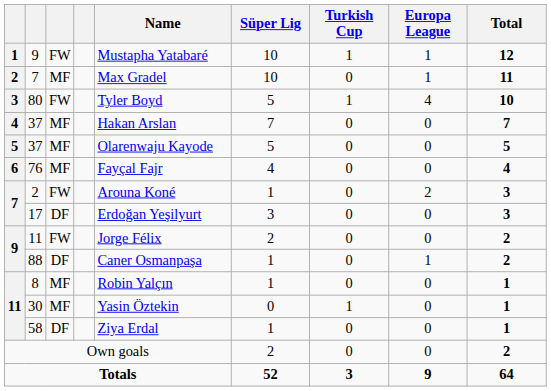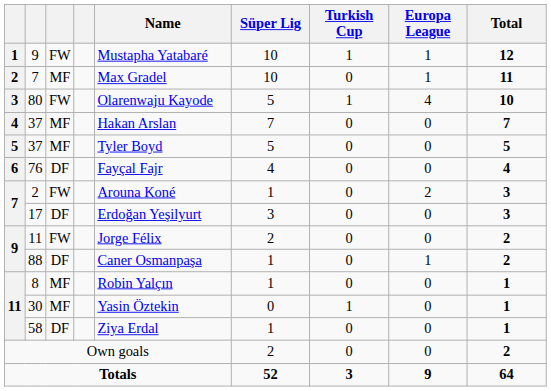(130, 100) Tyler Boyd -> (155, 100) Olarenwaju Kayode
(155, 146) Olarenwaju Kayode -> (130, 146) Tyler Boyd
(60, 169) MF -> (60, 169) DF
